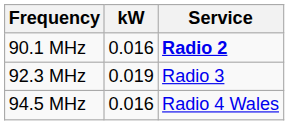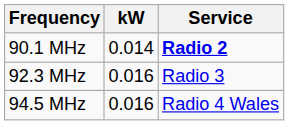(131, 47) 0.016 -> (131, 47) 0.014
(131, 76) 0.019 -> (131, 76) 0.016
